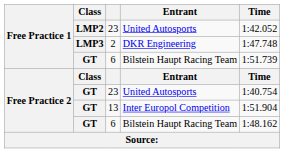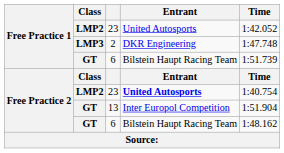(90, 92) GT -> (90, 92) LMP2
(160, 92) normal -> (162, 92) bold
